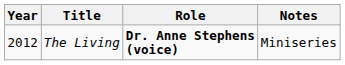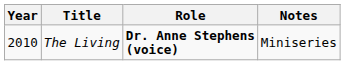(23, 43) 2012 -> (23, 43) 2010
